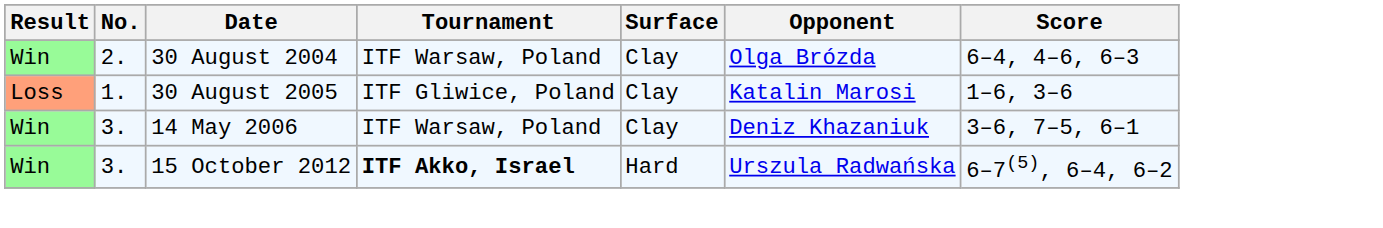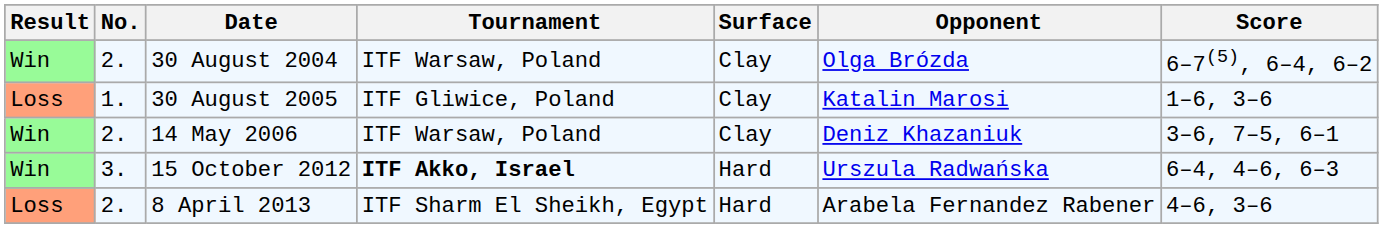(1053, 57) 6–4, 4–6, 6–3 -> (1269, 61) 6–7(5), 6–4, 6–2
(114, 128) 3. -> (114, 135) 2.
(1069, 167) 6–7(5), 6–4, 6–2 -> (1253, 171) 6–4, 4–6, 6–3
+ row: (231, 206)
